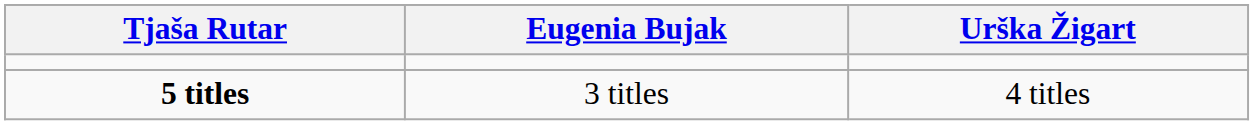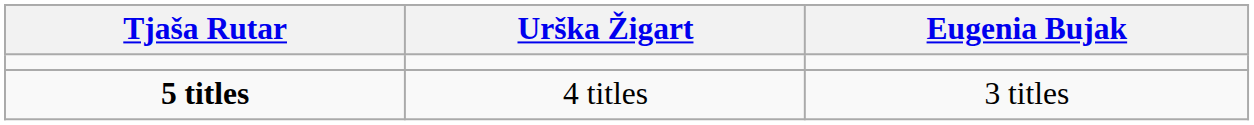columns swapped: (1048, 29) <-> (626, 29)
